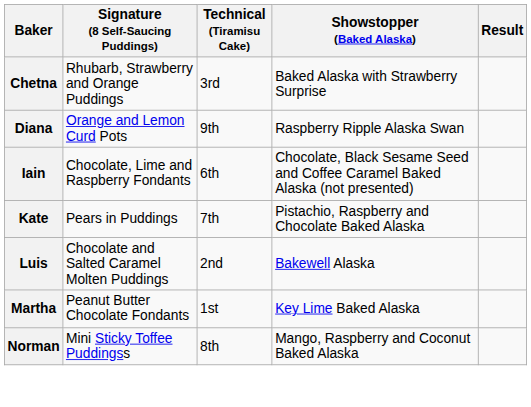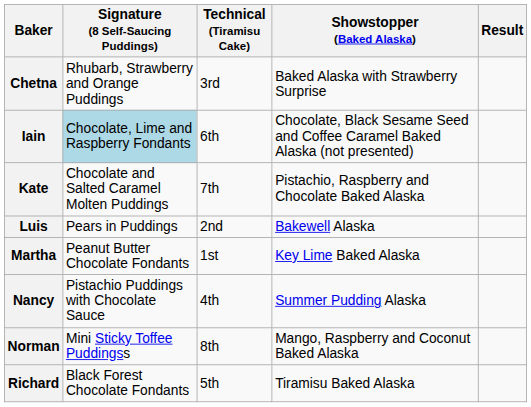- row: (34, 128)
(129, 173) no background -> (129, 136) lightblue background
(122, 218) Pears in Puddings -> (117, 189) Chocolate and Salted Caramel Molten Puddings
(117, 263) Chocolate and Salted Caramel Molten Puddings -> (122, 226) Pears in Puddings
+ row: (34, 301)
+ row: (34, 383)
